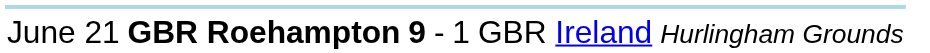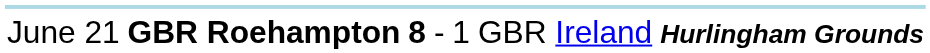(417, 32) 9 -> (417, 32) 8
(782, 34) normal -> (792, 32) bold
